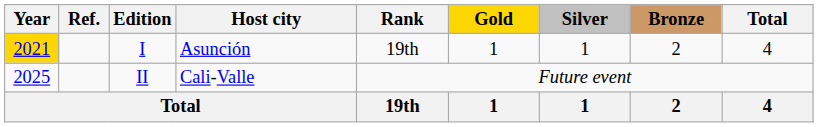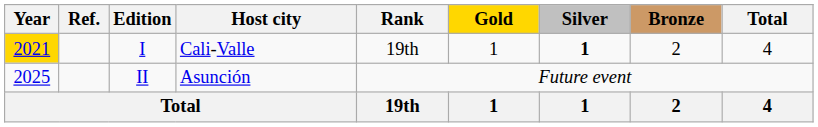(215, 48) Asunción -> (217, 48) Cali-Valle
(585, 48) normal -> (585, 48) bold
(217, 77) Cali-Valle -> (215, 77) Asunción
